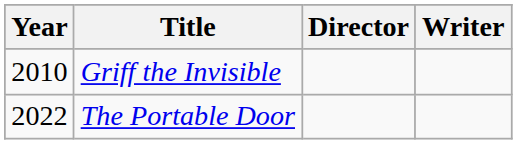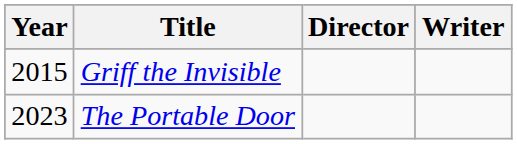(40, 71) 2010 -> (40, 71) 2015
(40, 116) 2022 -> (40, 116) 2023
